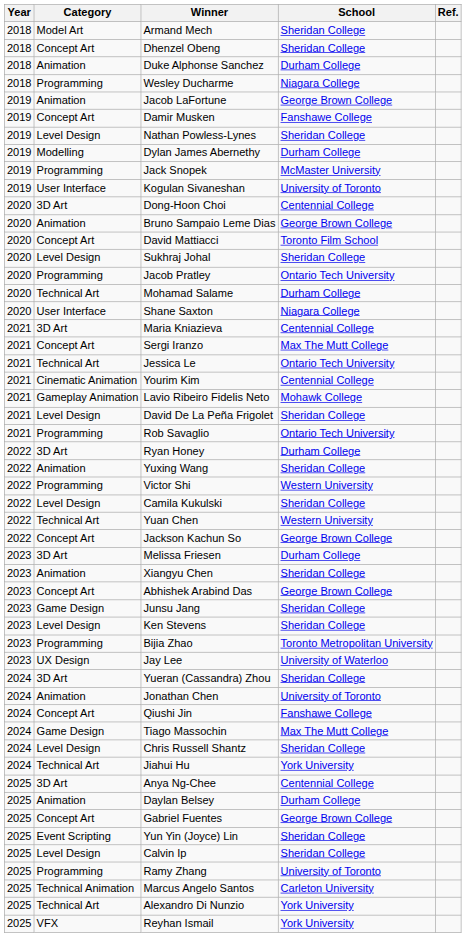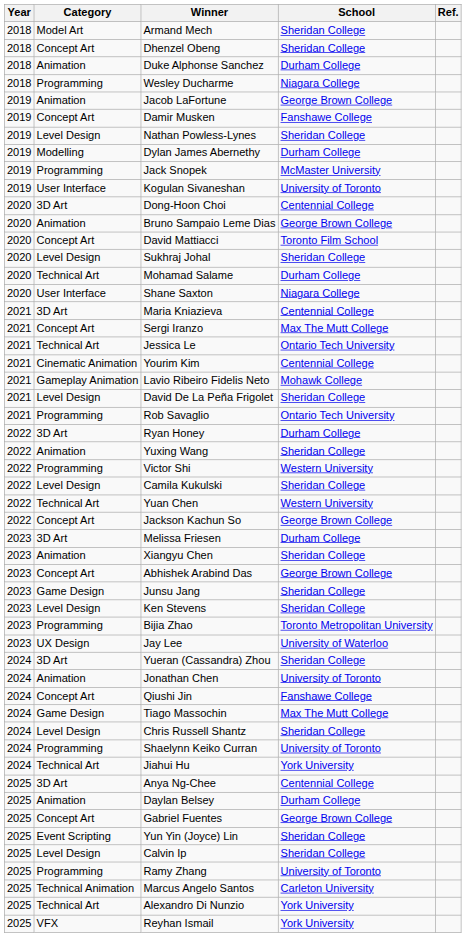- row: (177, 275)
+ row: (200, 748)
